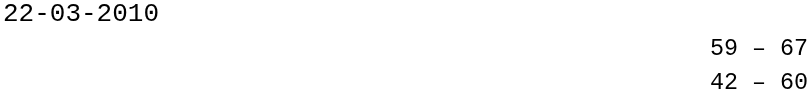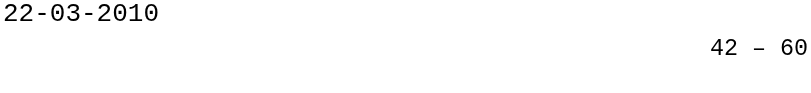- row: (316, 49)
